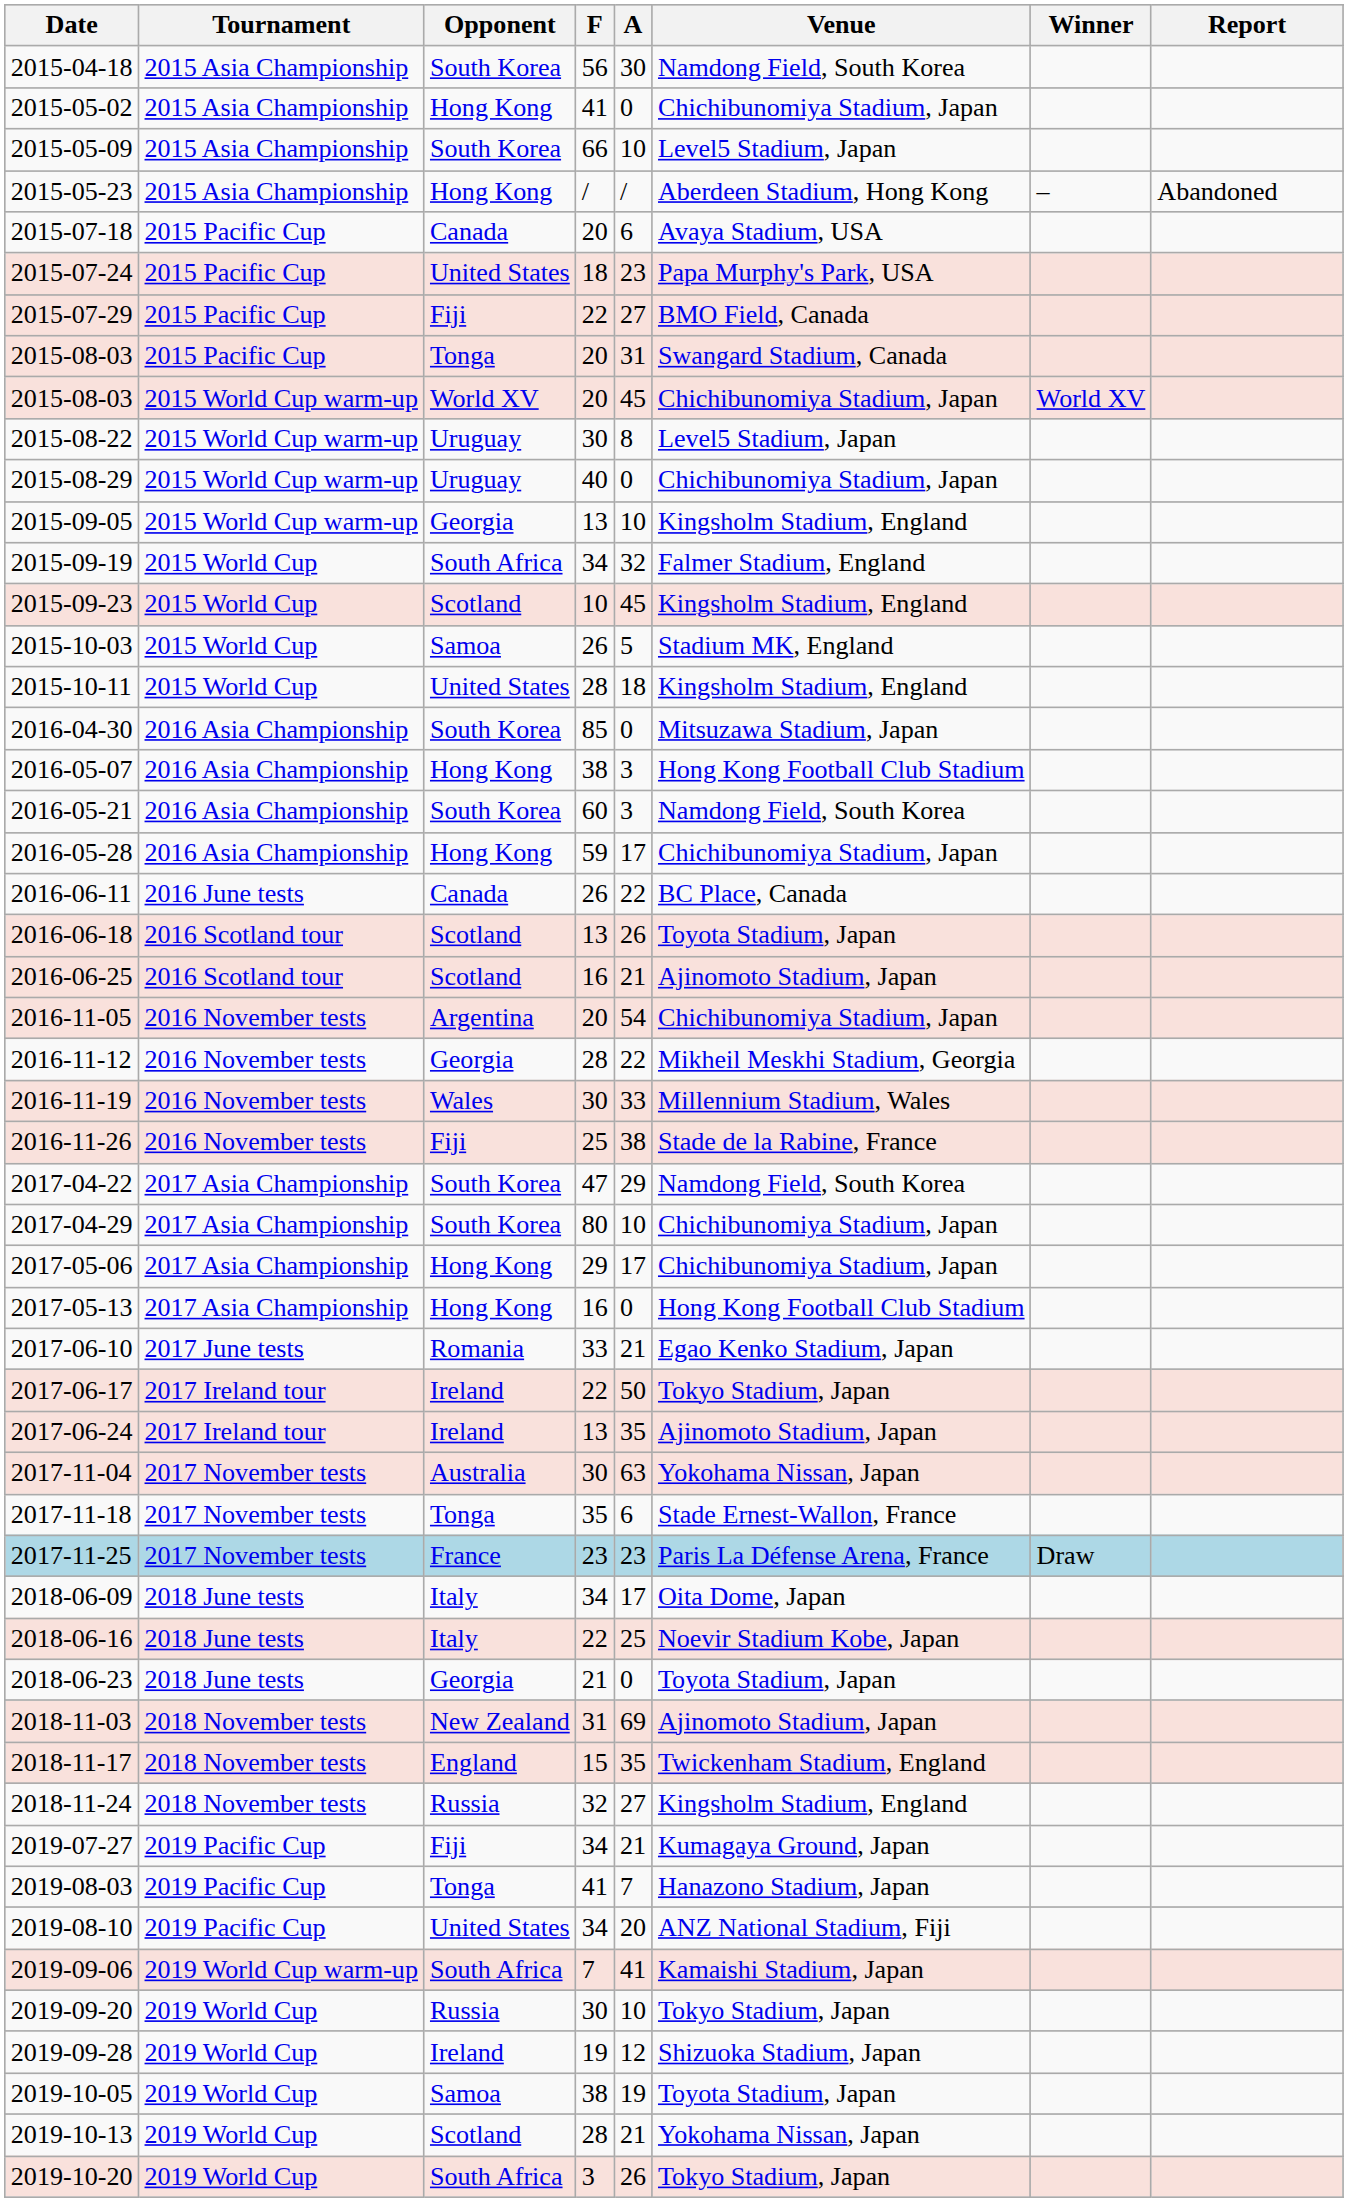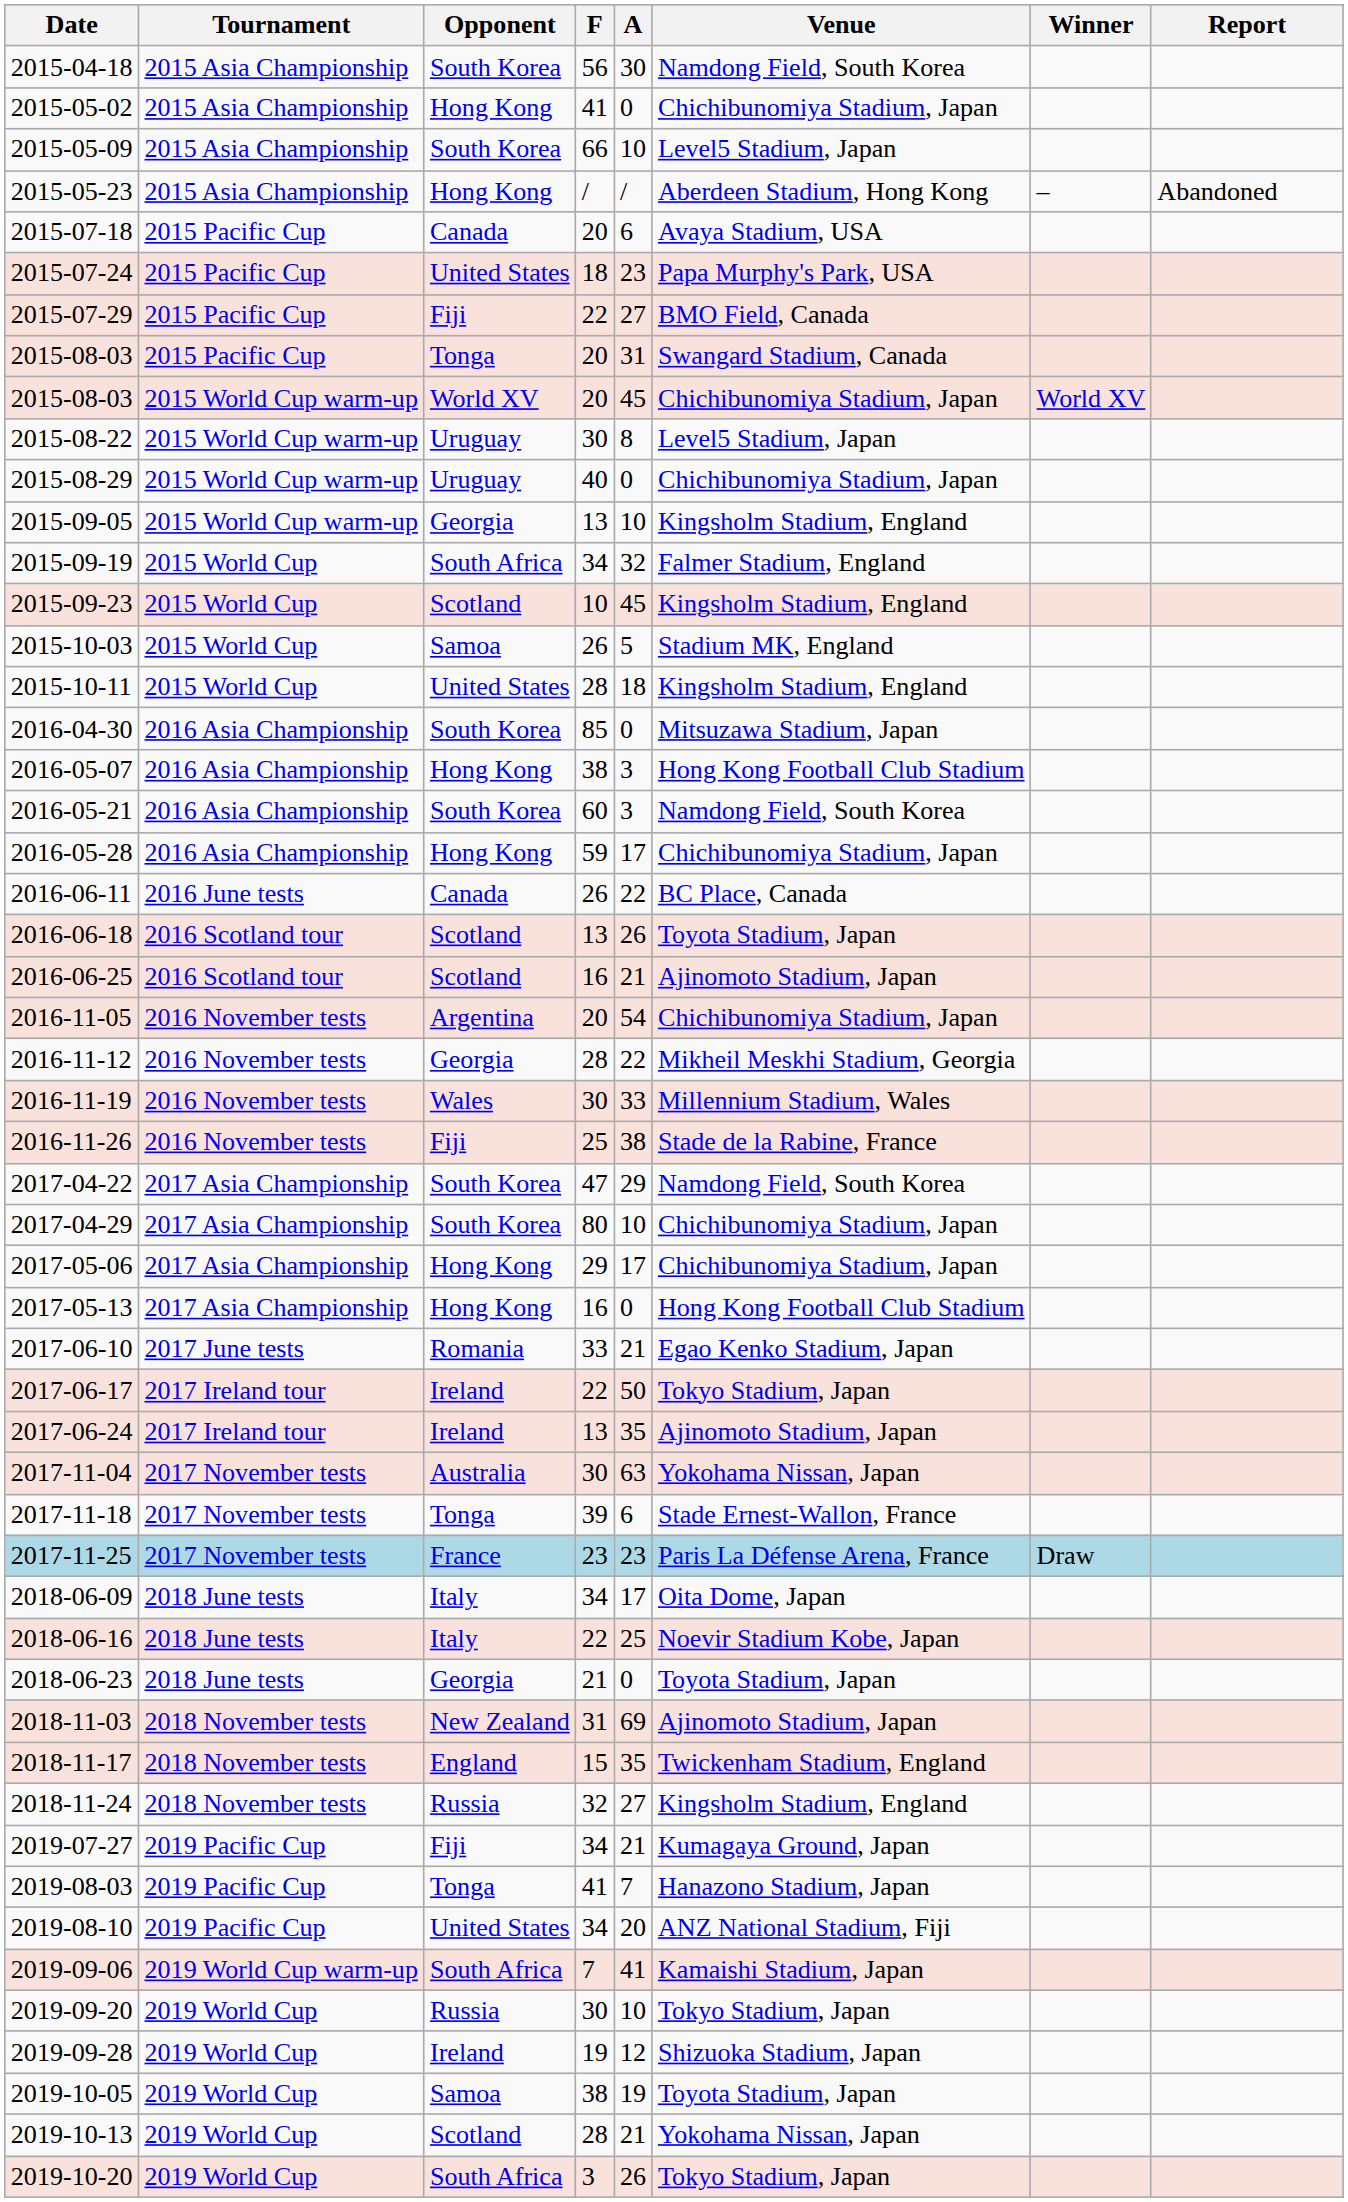(595, 1514) 35 -> (595, 1514) 39
